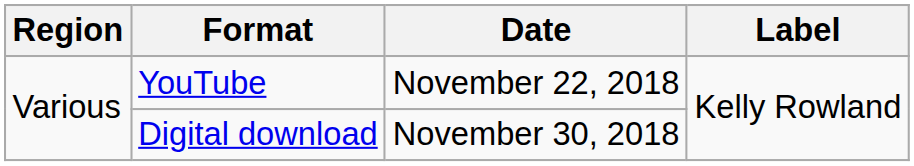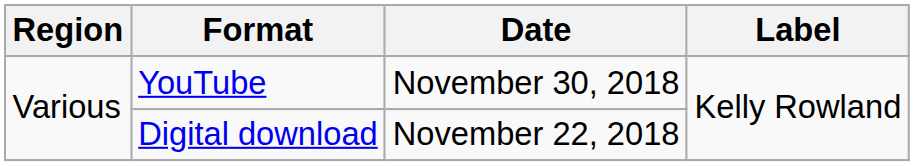(536, 82) November 22, 2018 -> (536, 82) November 30, 2018
(536, 133) November 30, 2018 -> (536, 133) November 22, 2018
